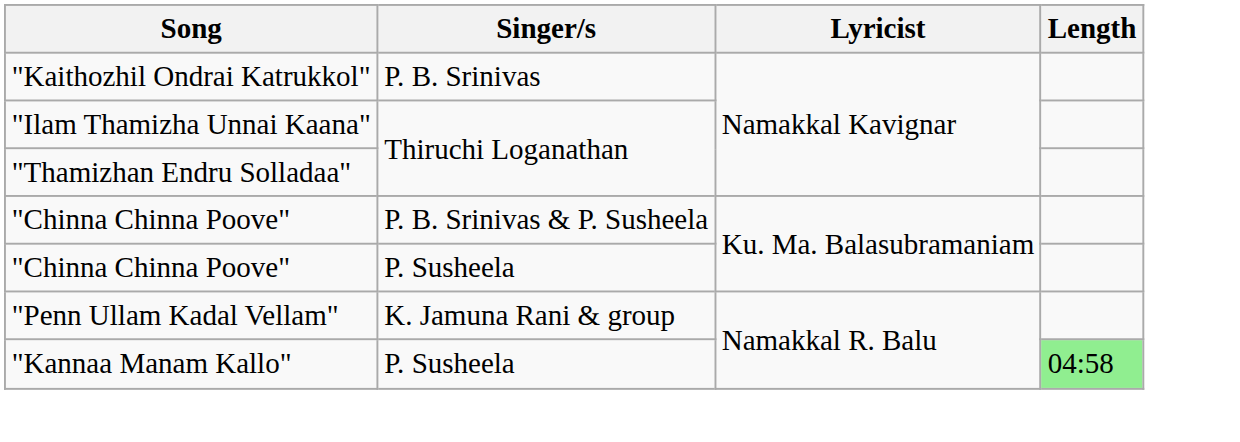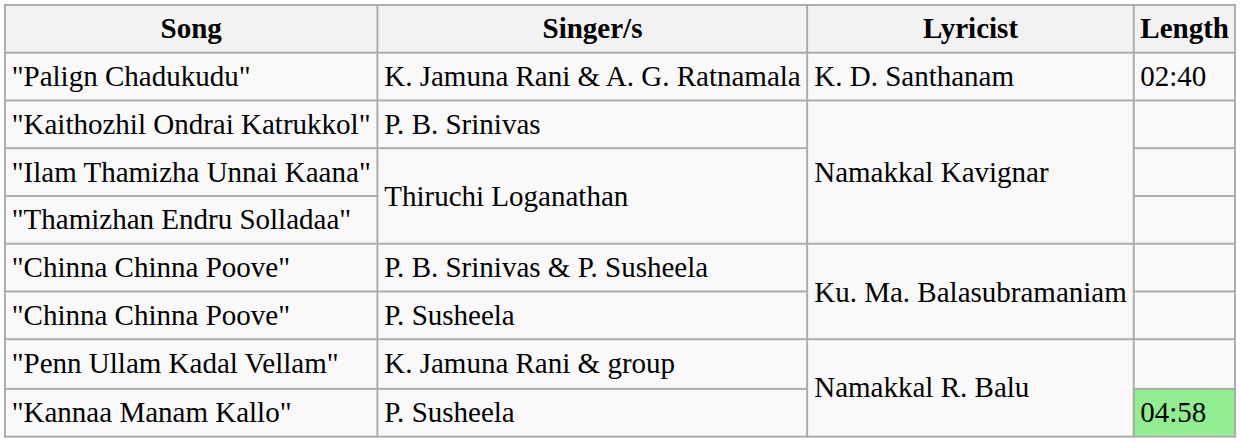+ row: (131, 76)
